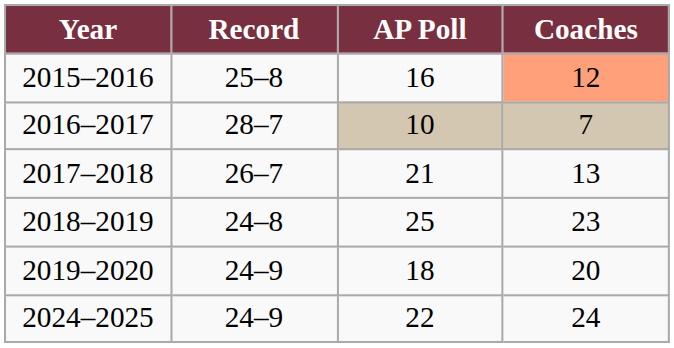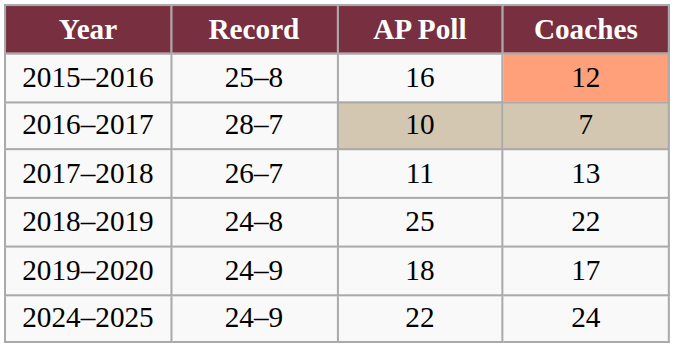(420, 173) 21 -> (420, 173) 11
(586, 221) 23 -> (586, 221) 22
(586, 270) 20 -> (586, 270) 17
